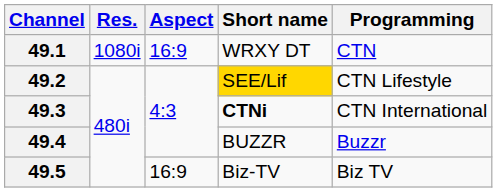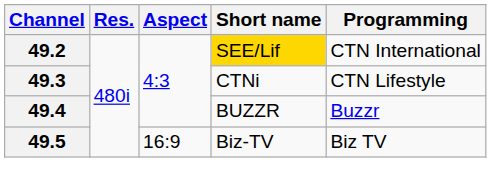- row: (47, 50)
(394, 80) CTN Lifestyle -> (406, 50) CTN International
(245, 111) bold -> (238, 80) normal
(412, 111) CTN International -> (388, 80) CTN Lifestyle
